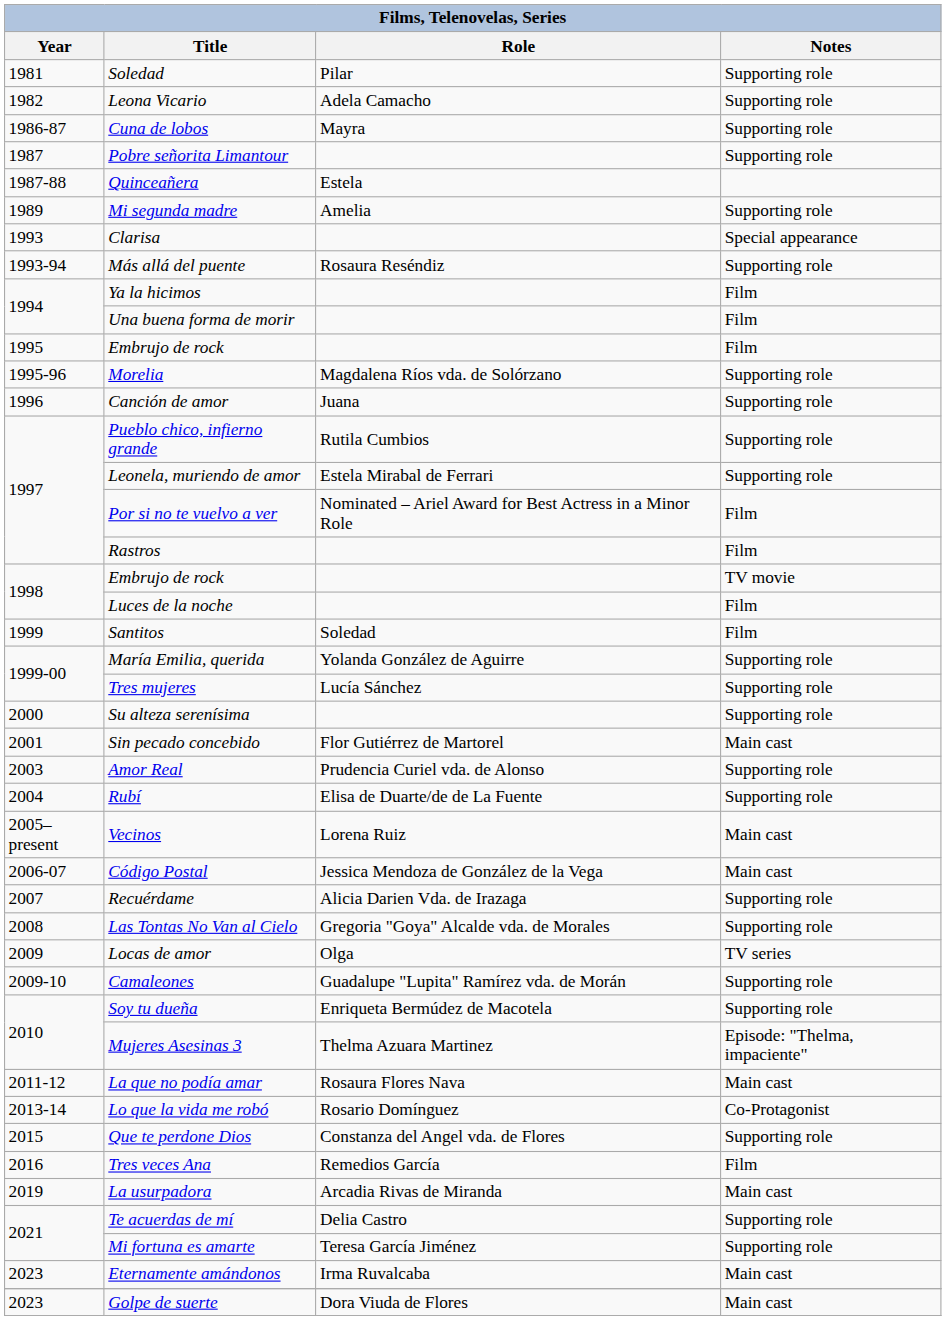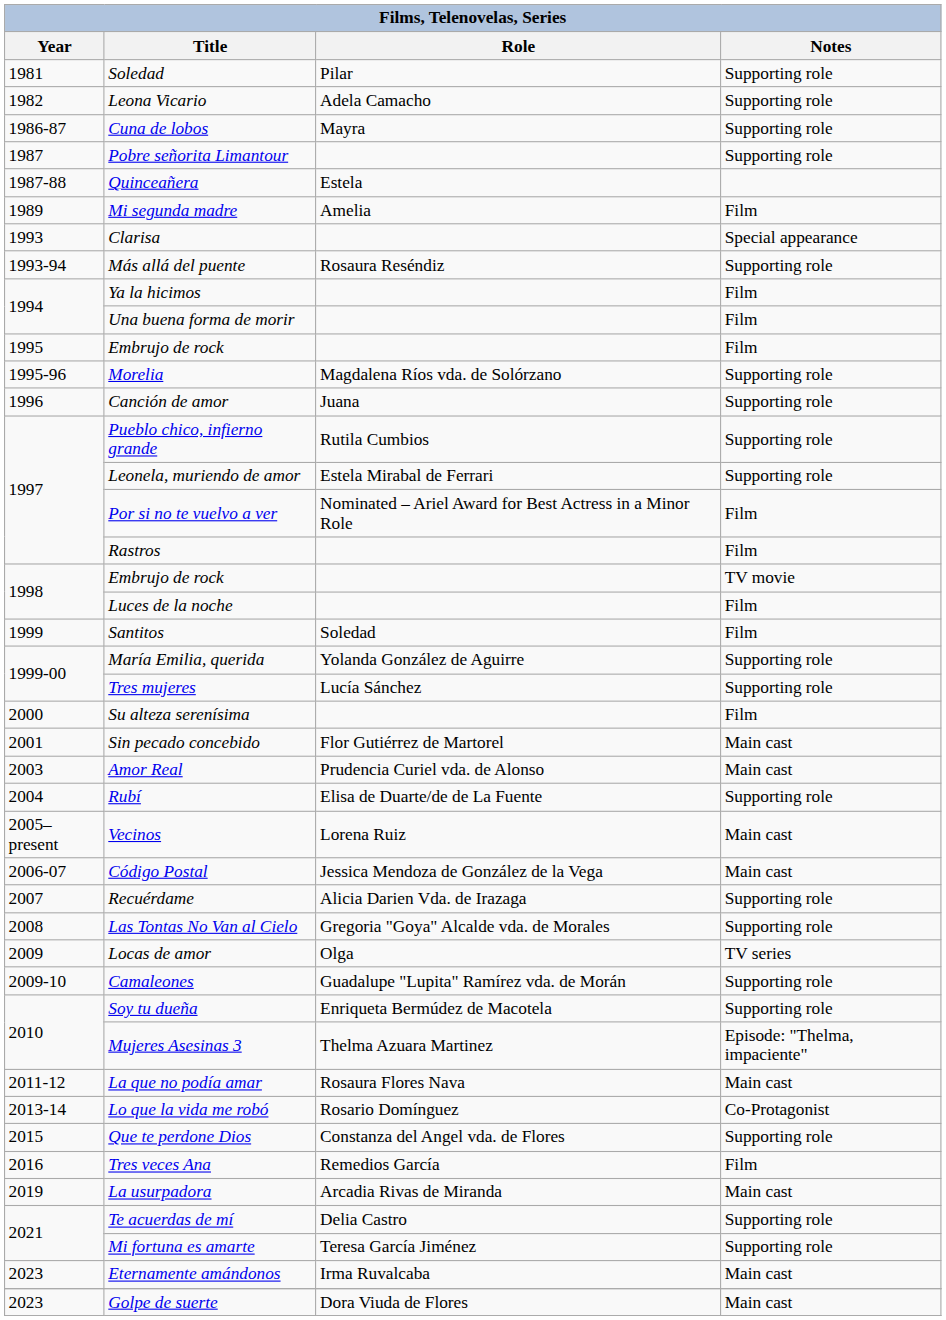(779, 210) Supporting role -> (741, 210) Film
(779, 714) Supporting role -> (741, 714) Film
(779, 769) Supporting role -> (759, 769) Main cast
